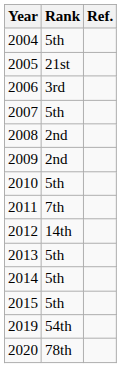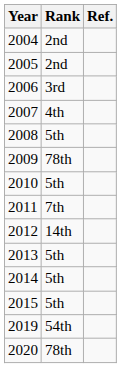(55, 40) 5th -> (56, 40) 2nd
(57, 64) 21st -> (56, 64) 2nd
(55, 111) 5th -> (55, 111) 4th
(56, 135) 2nd -> (55, 135) 5th
(56, 159) 2nd -> (58, 159) 78th
